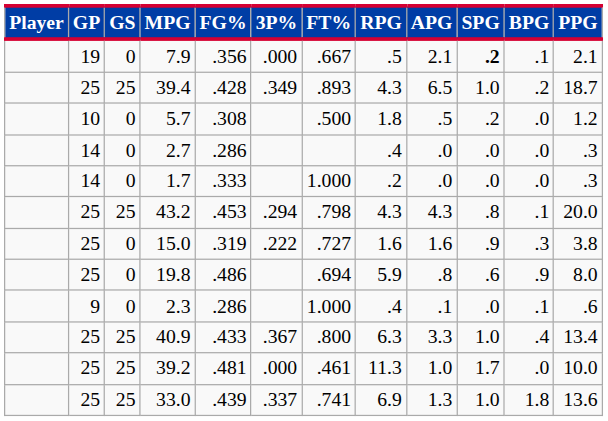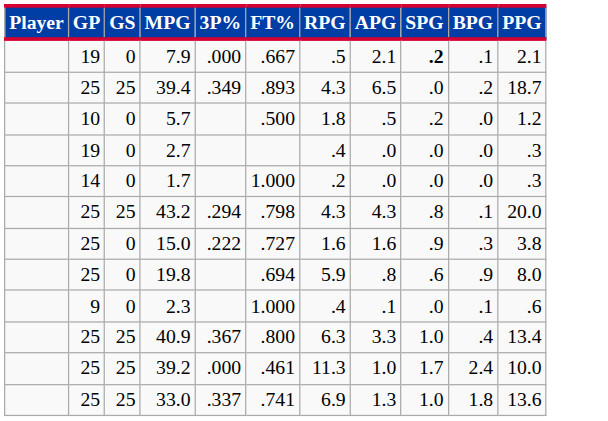- column: (223, 22)
(487, 87) 1.0 -> (436, 87) .0
(90, 149) 14 -> (90, 149) 19
(542, 368) .0 -> (481, 368) 2.4
